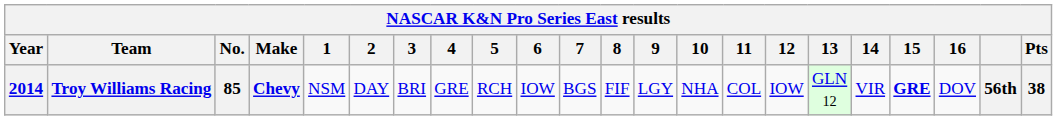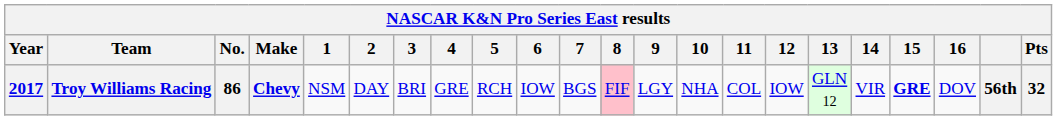(26, 89) 2014 -> (26, 89) 2017
(232, 89) 85 -> (232, 89) 86
(617, 89) no background -> (617, 89) pink background
(1036, 89) 38 -> (1036, 89) 32
